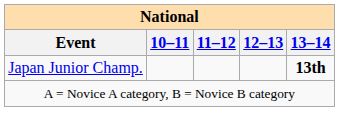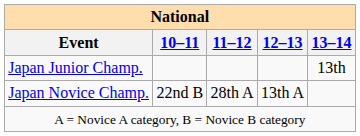(311, 67) bold -> (331, 67) normal
+ row: (79, 93)
